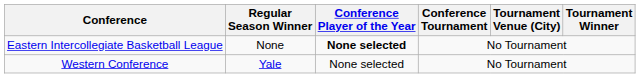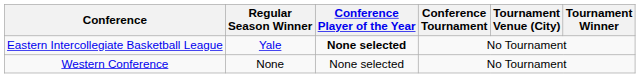(270, 45) None -> (270, 45) Yale
(270, 63) Yale -> (270, 63) None
